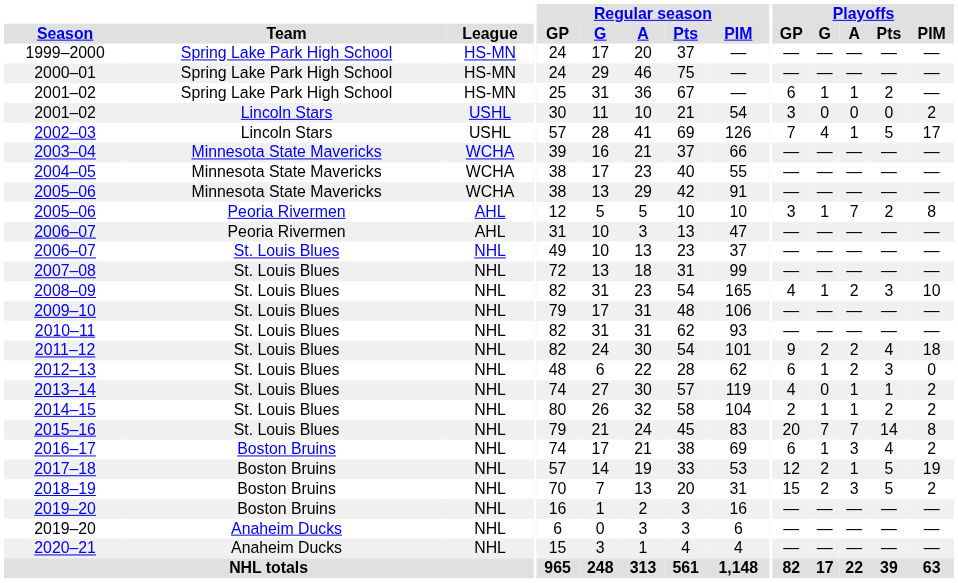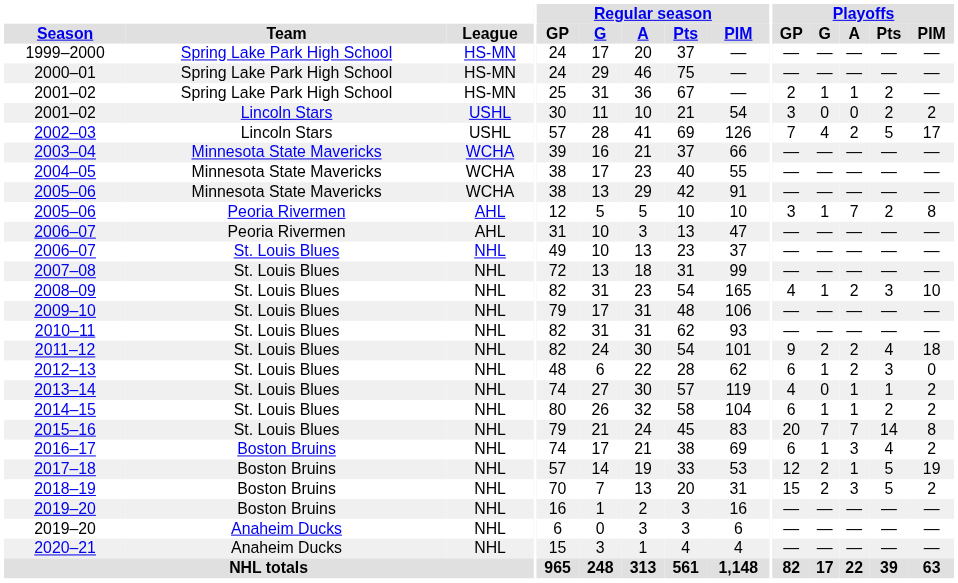(791, 93) 6 -> (791, 93) 2
(889, 112) 0 -> (889, 112) 2
(854, 132) 1 -> (854, 132) 2
(791, 409) 2 -> (791, 409) 6
